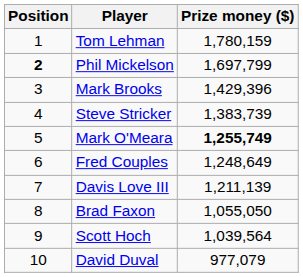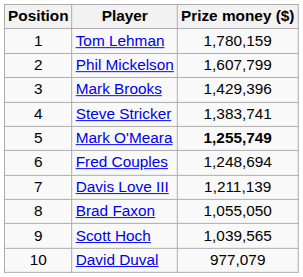(38, 65) bold -> (38, 65) normal
(238, 65) 1,697,799 -> (238, 65) 1,607,799
(238, 114) 1,383,739 -> (238, 114) 1,383,741
(238, 162) 1,248,649 -> (238, 162) 1,248,694
(238, 235) 1,039,564 -> (238, 235) 1,039,565
